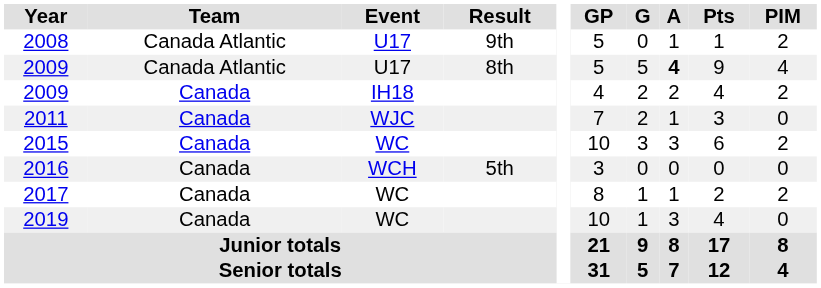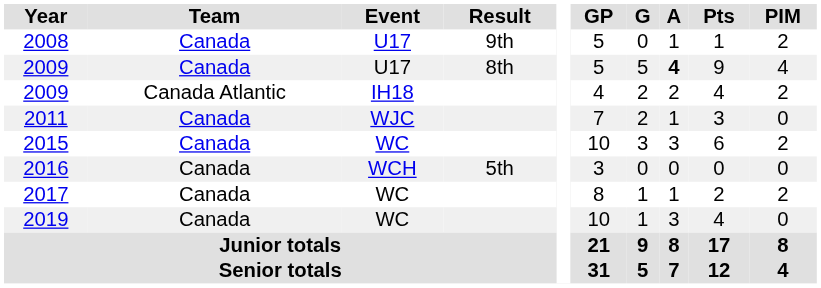(215, 41) Canada Atlantic -> (215, 41) Canada
(215, 67) Canada Atlantic -> (215, 67) Canada
(215, 92) Canada -> (215, 92) Canada Atlantic
